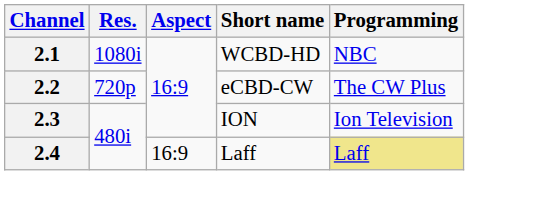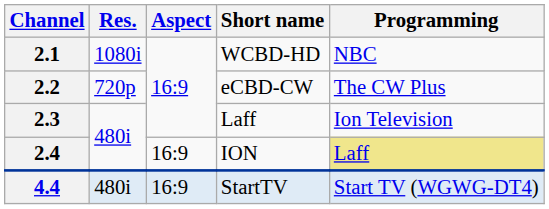(239, 119) ION -> (239, 119) Laff
(239, 152) Laff -> (239, 152) ION
+ row: (47, 187)
